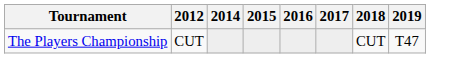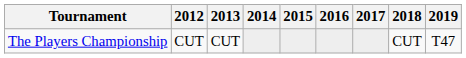+ column: (225, 16)
